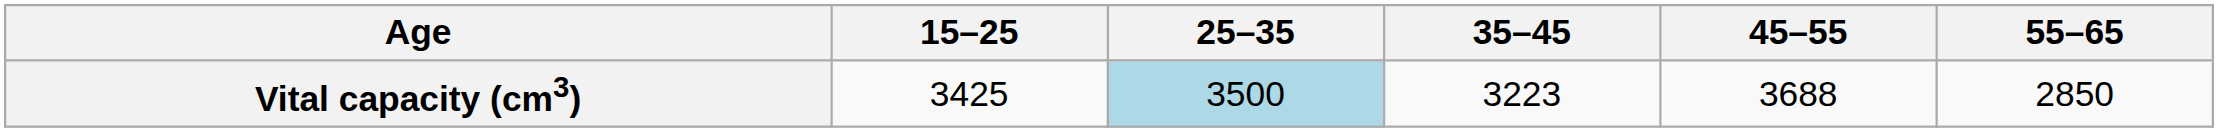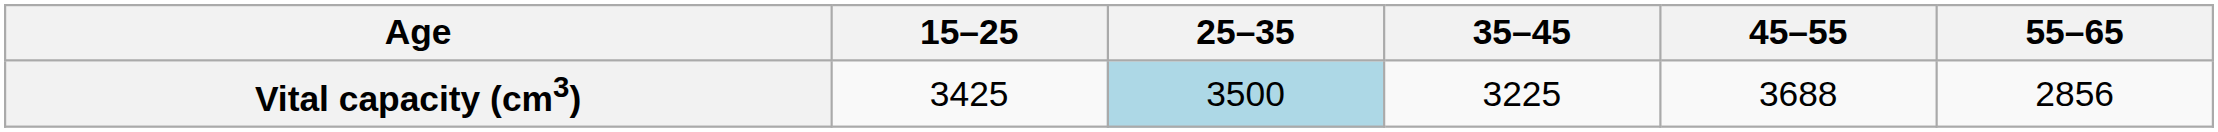(1522, 93) 3223 -> (1522, 93) 3225
(2075, 93) 2850 -> (2075, 93) 2856
